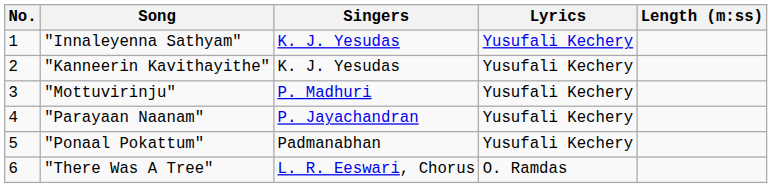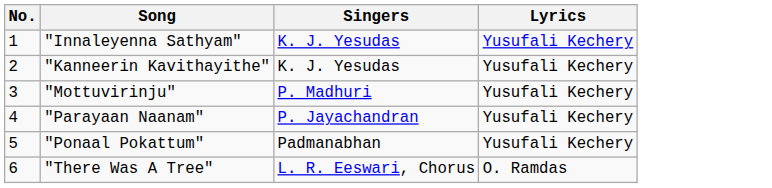- column: (702, 18)
